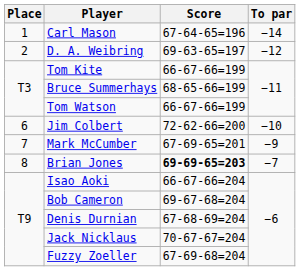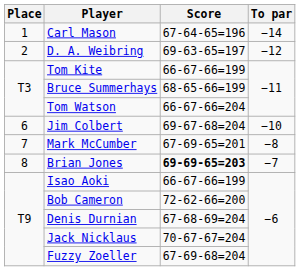(204, 107) 66-67-66=199 -> (204, 107) 66-67-66=204
(204, 126) 72-62-66=200 -> (204, 126) 69-67-68=204
(271, 144) −9 -> (271, 144) −8
(204, 182) 66-67-66=204 -> (204, 182) 66-67-66=199
(204, 200) 69-67-68=204 -> (204, 200) 72-62-66=200
